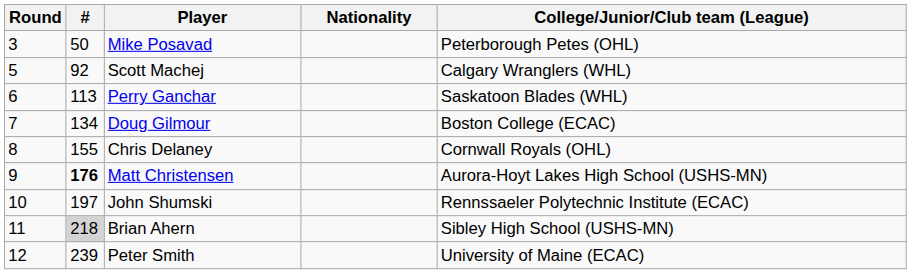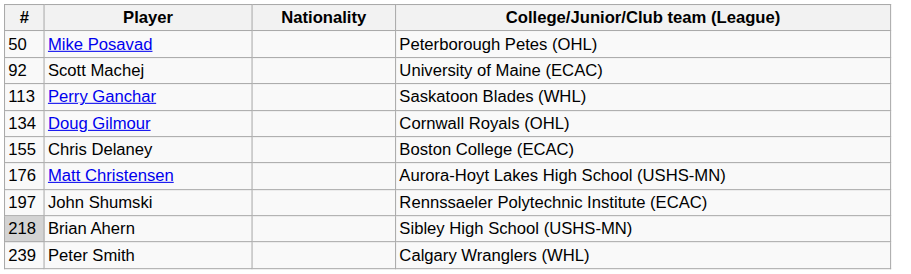- column: (35, 17)
(536, 70) Calgary Wranglers (WHL) -> (501, 70) University of Maine (ECAC)
(528, 123) Boston College (ECAC) -> (484, 123) Cornwall Royals (OHL)
(526, 149) Cornwall Royals (OHL) -> (487, 149) Boston College (ECAC)
(84, 176) bold -> (22, 176) normal
(543, 255) University of Maine (ECAC) -> (494, 255) Calgary Wranglers (WHL)
